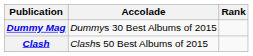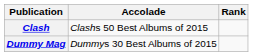rows swapped: (36, 43) <-> (36, 28)
